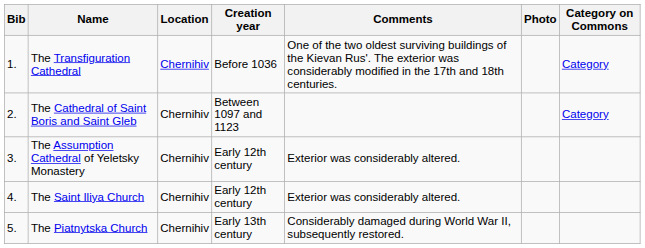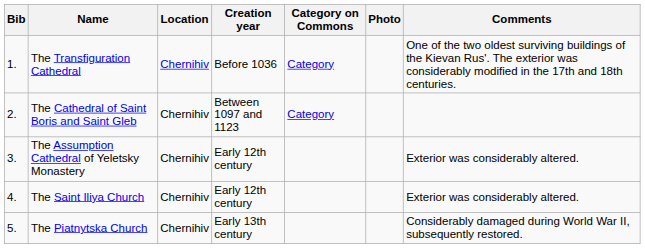columns swapped: (403, 20) <-> (600, 20)
